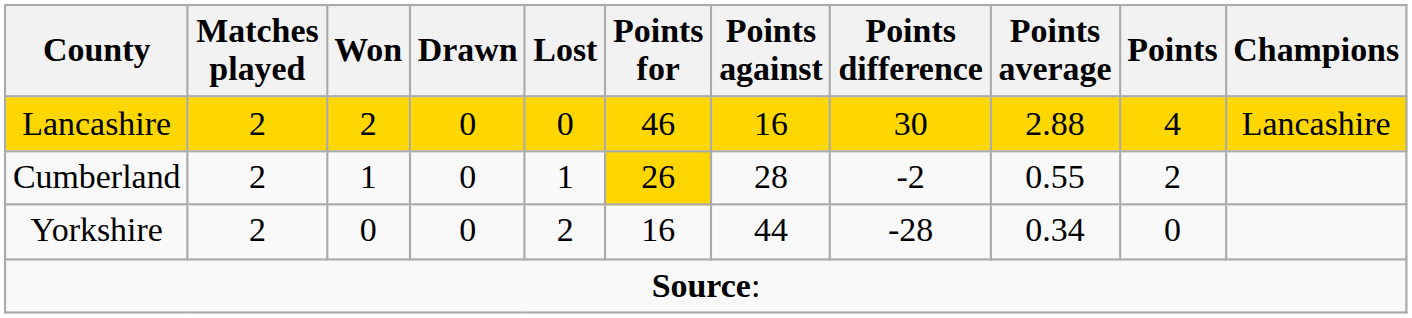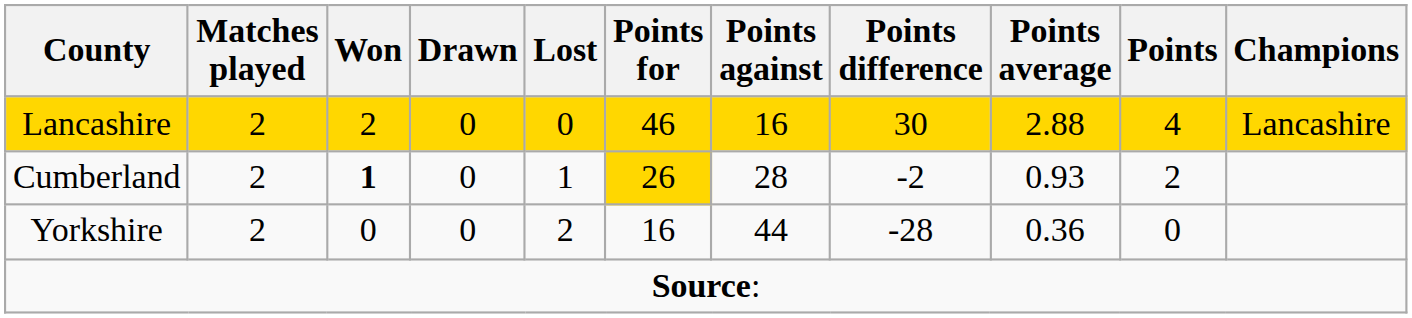(368, 177) normal -> (368, 177) bold
(1055, 177) 0.55 -> (1055, 177) 0.93
(1055, 230) 0.34 -> (1055, 230) 0.36
